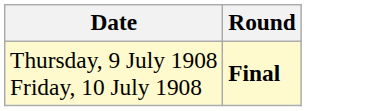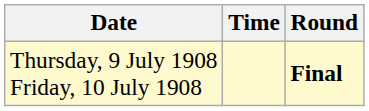+ column: (254, 23)
